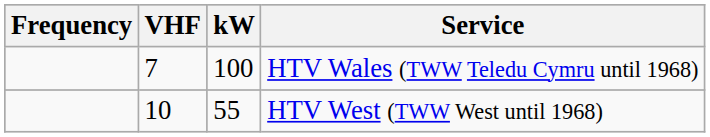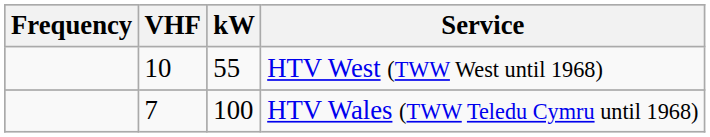rows swapped: (483, 68) <-> (435, 110)
